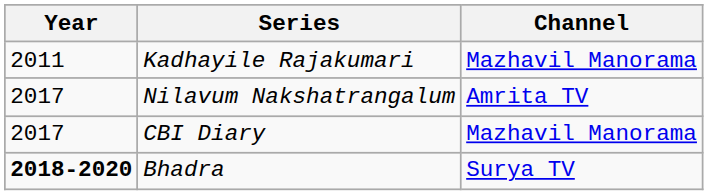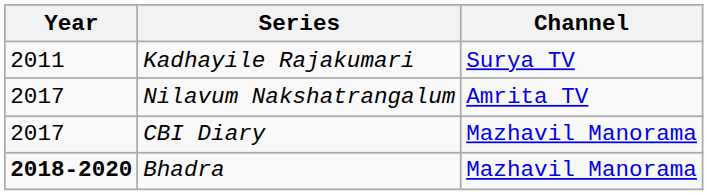(582, 60) Mazhavil Manorama -> (520, 60) Surya TV
(520, 171) Surya TV -> (582, 171) Mazhavil Manorama
